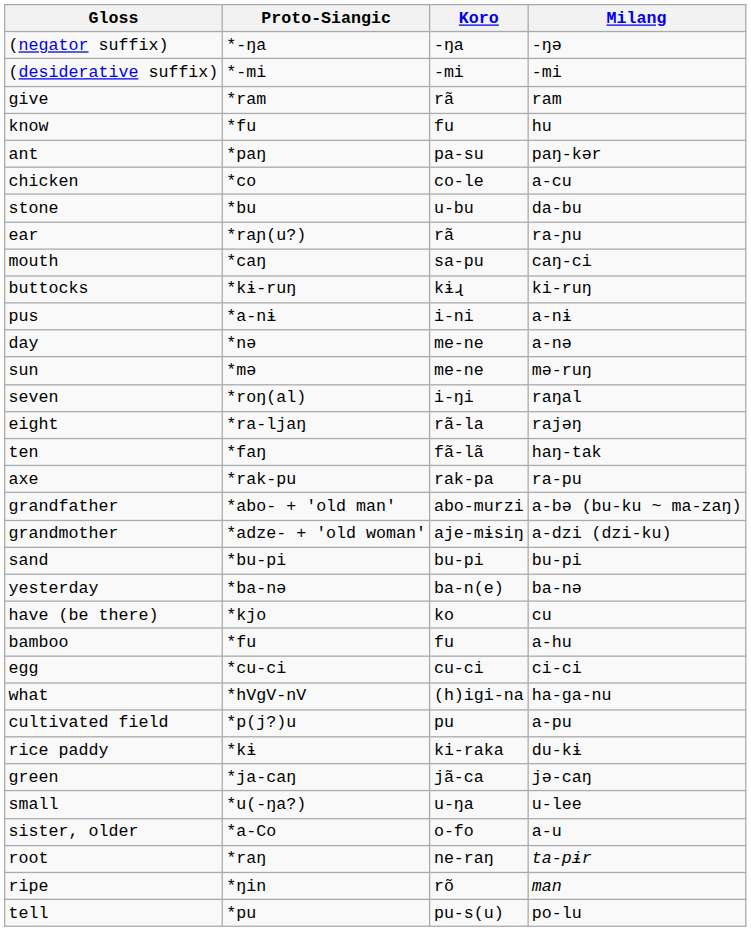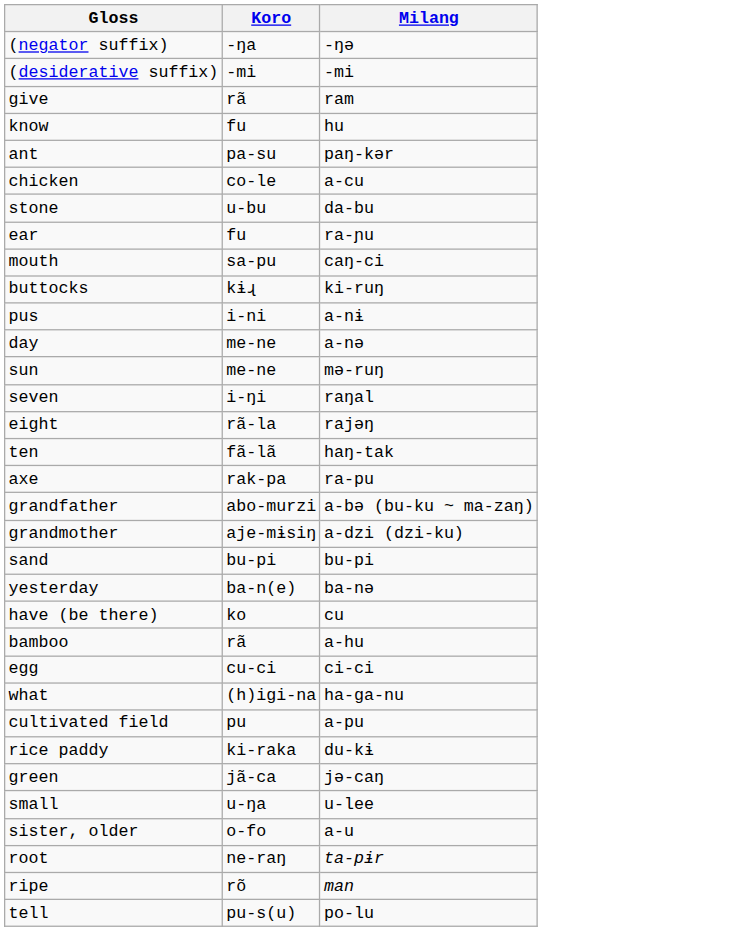- column: (326, 18)
(444, 235) rã -> (236, 235) fu
(444, 642) fu -> (236, 642) rã
